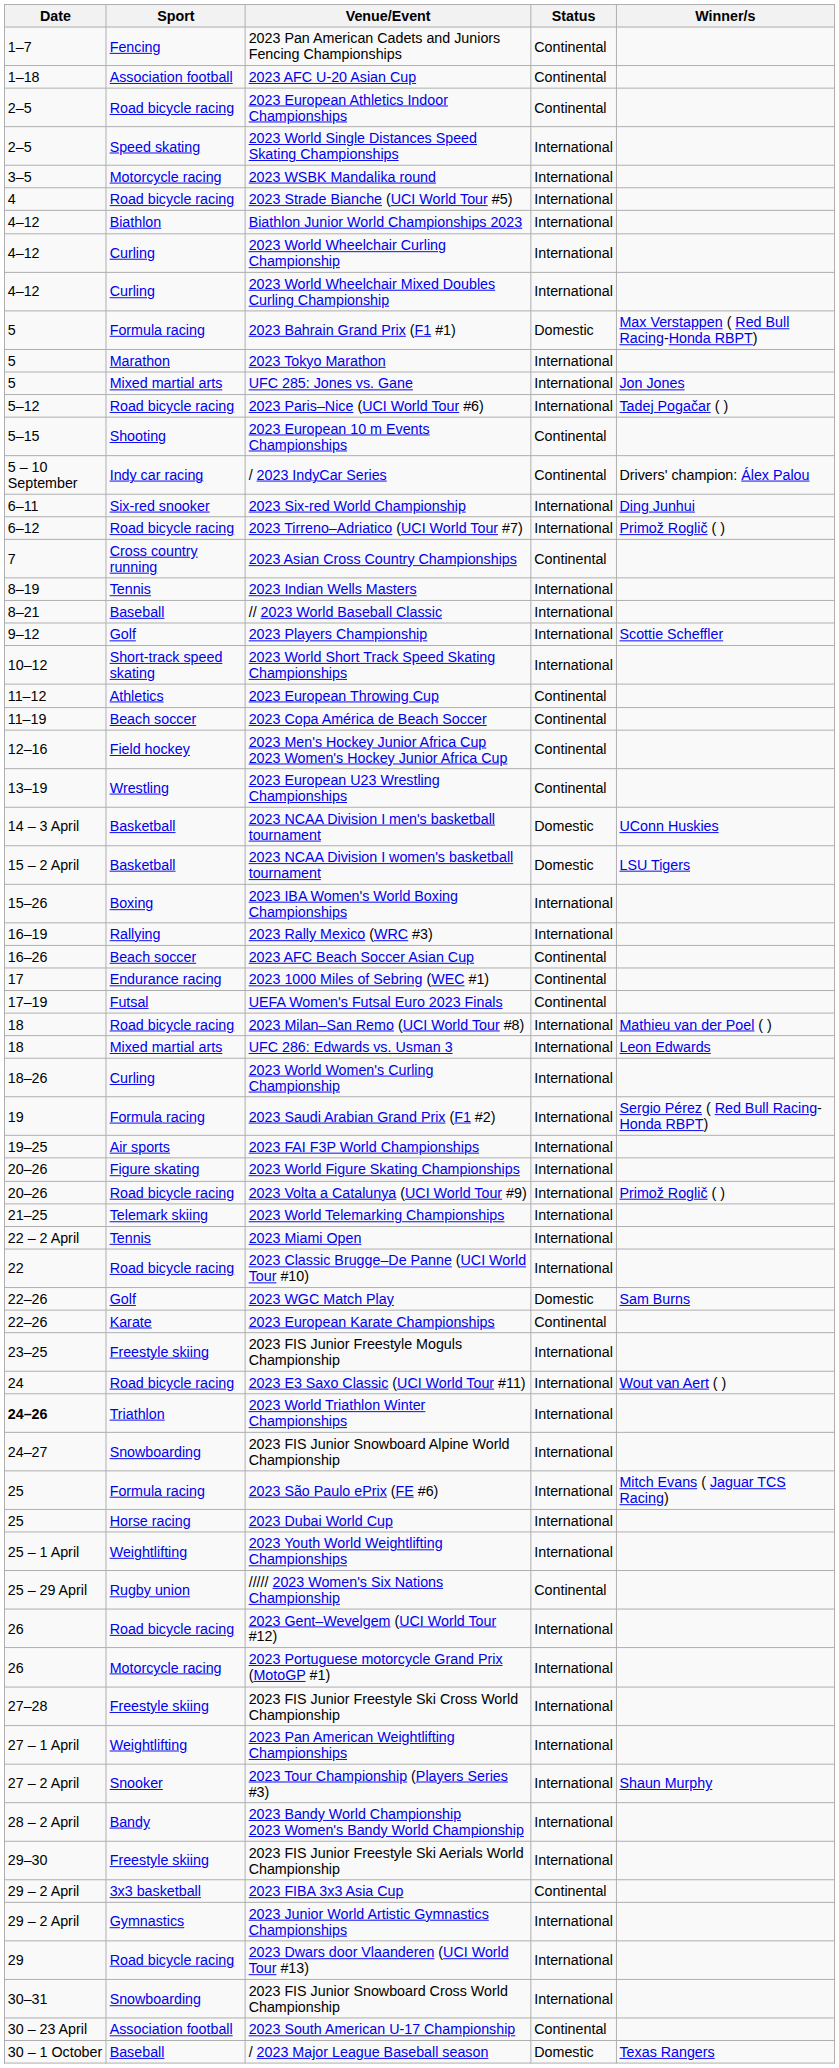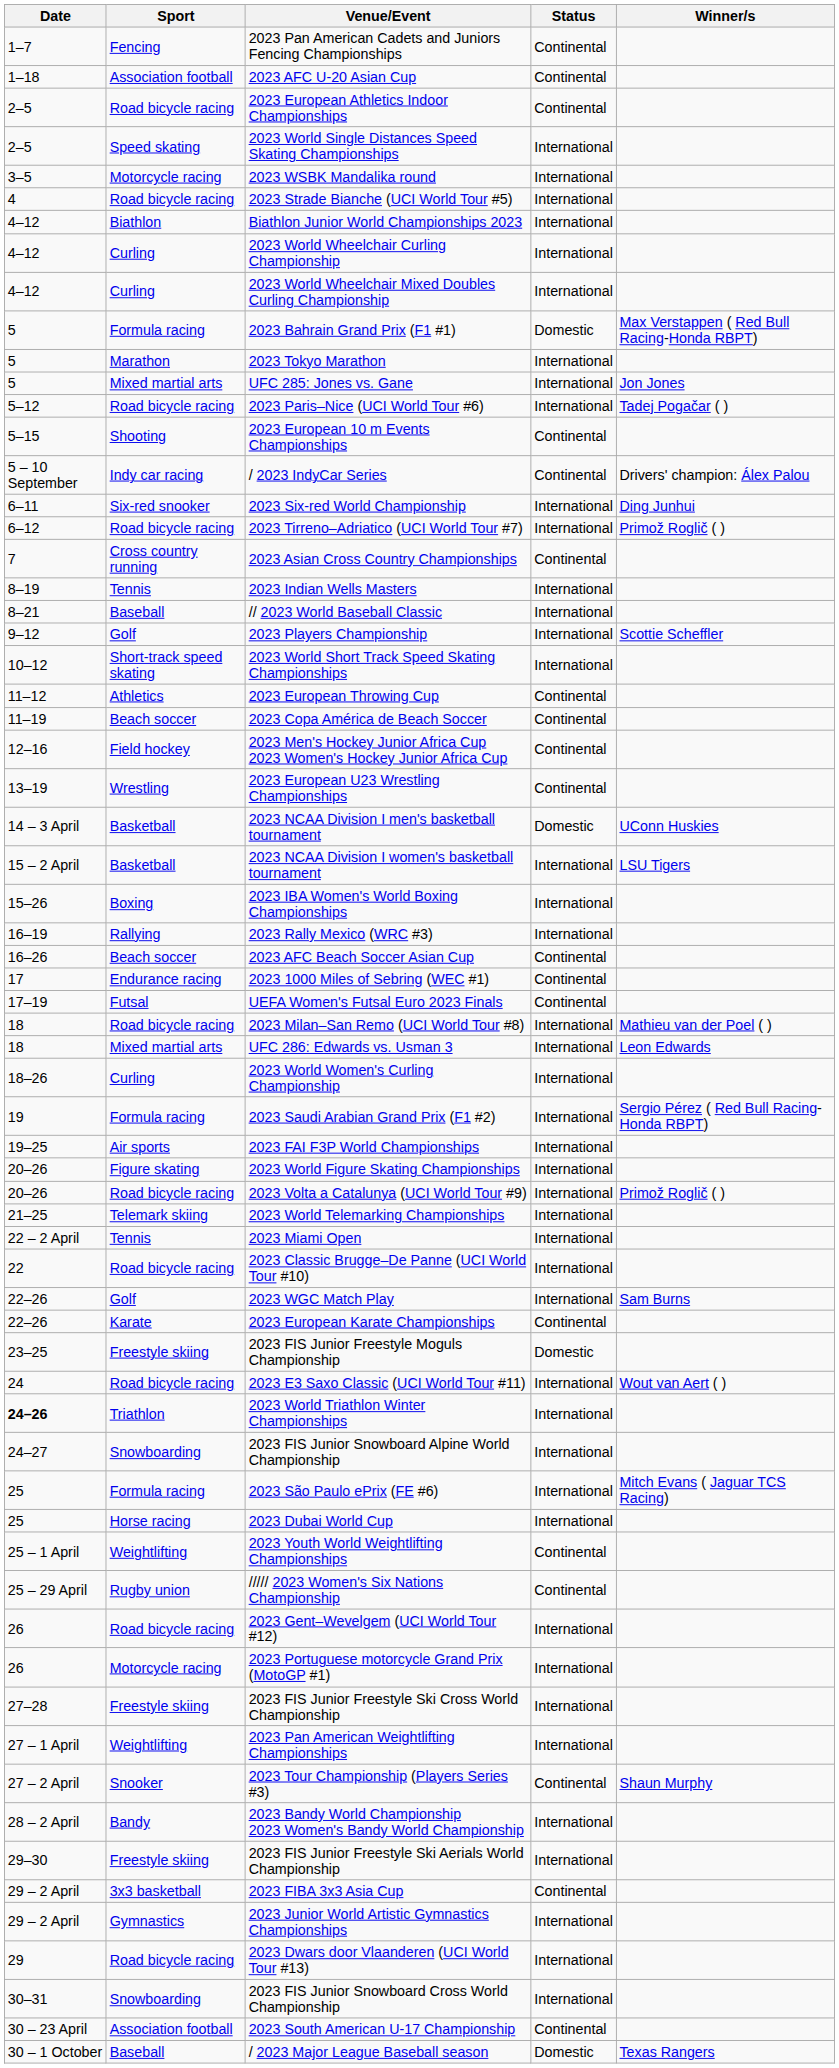(564, 865) Domestic -> (574, 865) International
(564, 1299) Domestic -> (574, 1299) International
(574, 1352) International -> (564, 1352) Domestic
(574, 1552) International -> (570, 1552) Continental
(574, 1783) International -> (570, 1783) Continental
